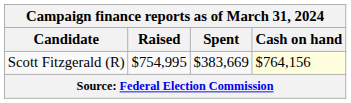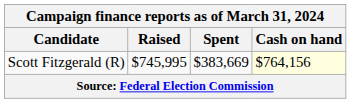(159, 62) $754,995 -> (159, 62) $745,995
